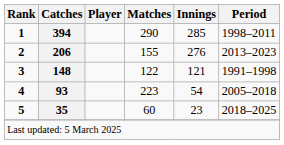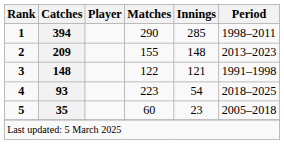(62, 52) 206 -> (62, 52) 209
(196, 52) 276 -> (196, 52) 148
(249, 91) 2005–2018 -> (249, 91) 2018–2025
(249, 110) 2018–2025 -> (249, 110) 2005–2018
